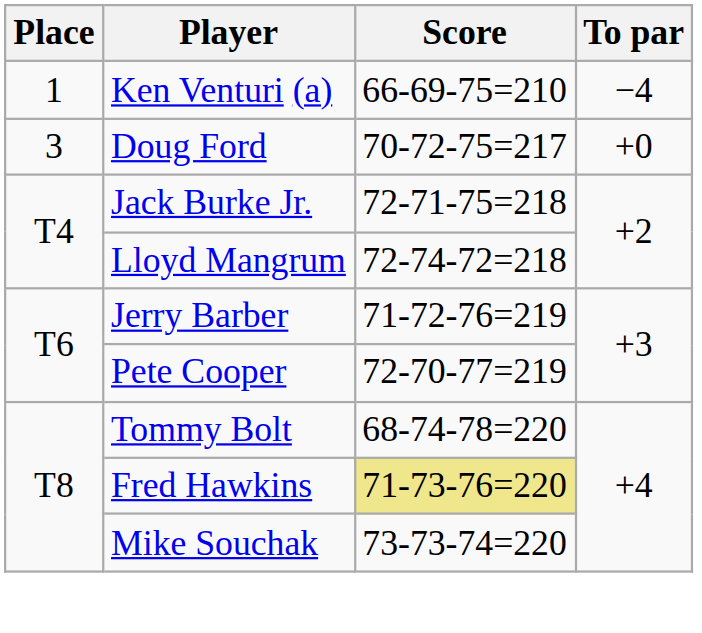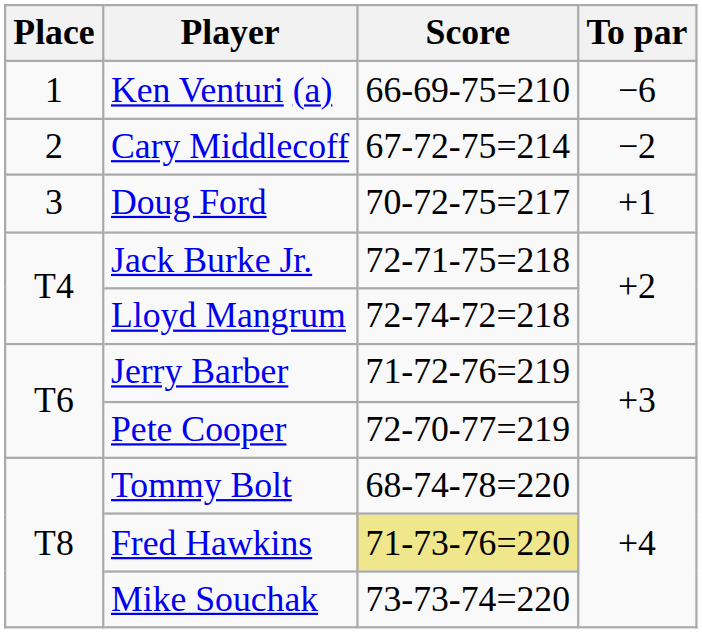(634, 89) −4 -> (637, 89) −6
+ row: (230, 145)
(634, 145) +0 -> (637, 202) +1
